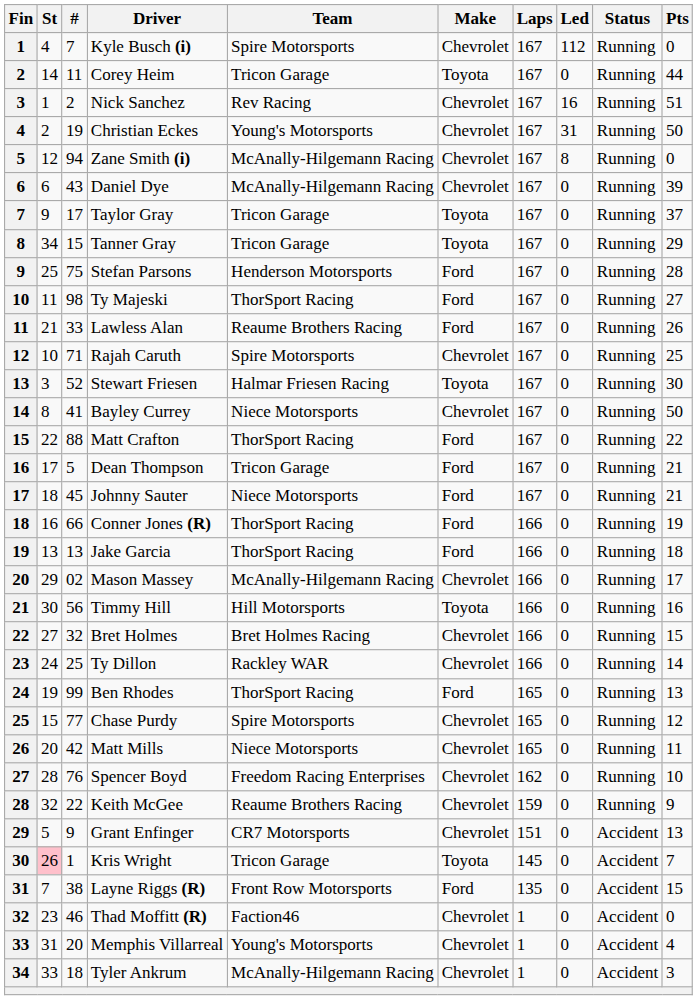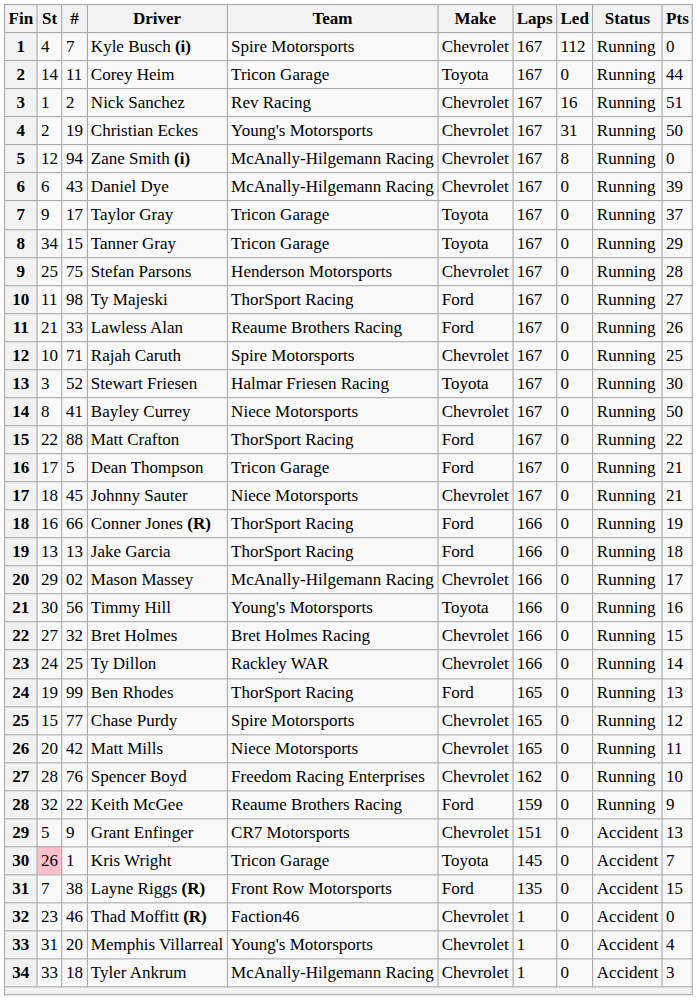(458, 271) Ford -> (475, 271) Chevrolet
(458, 495) Ford -> (475, 495) Chevrolet
(288, 608) Hill Motorsports -> (302, 608) Young's Motorsports
(475, 804) Chevrolet -> (458, 804) Ford
